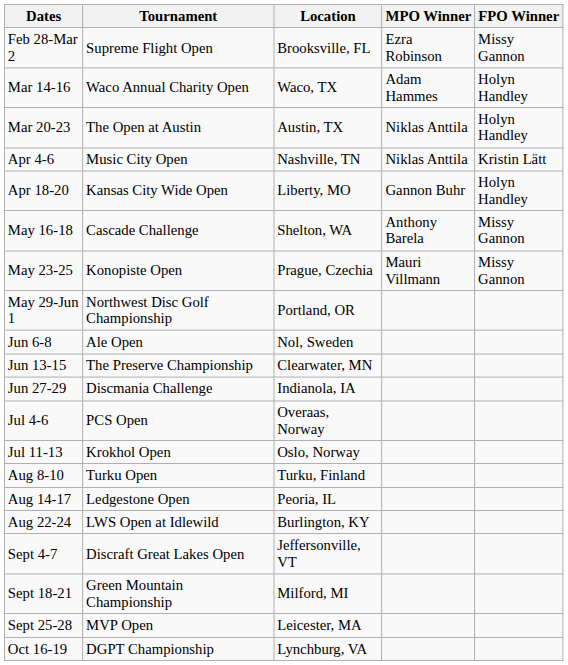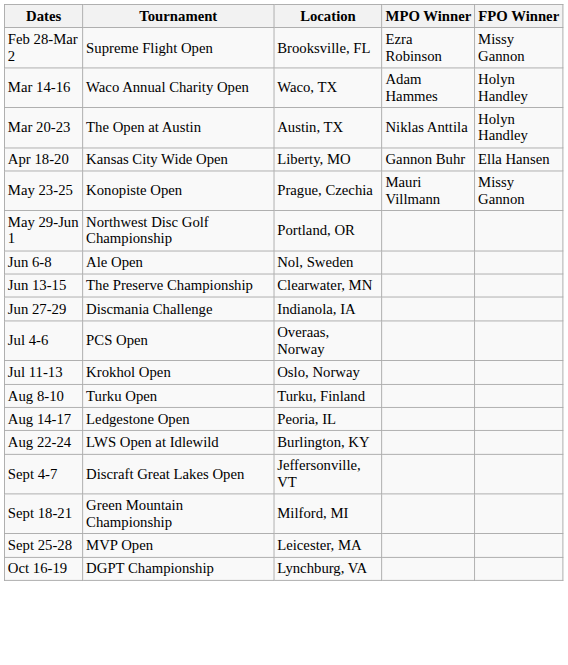- row: (31, 159)
(503, 190) Holyn Handley -> (514, 159) Ella Hansen
- row: (40, 230)
